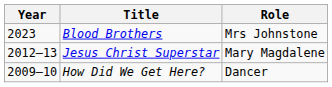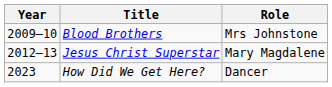(22, 33) 2023 -> (32, 33) 2009–10
(32, 72) 2009–10 -> (22, 72) 2023
